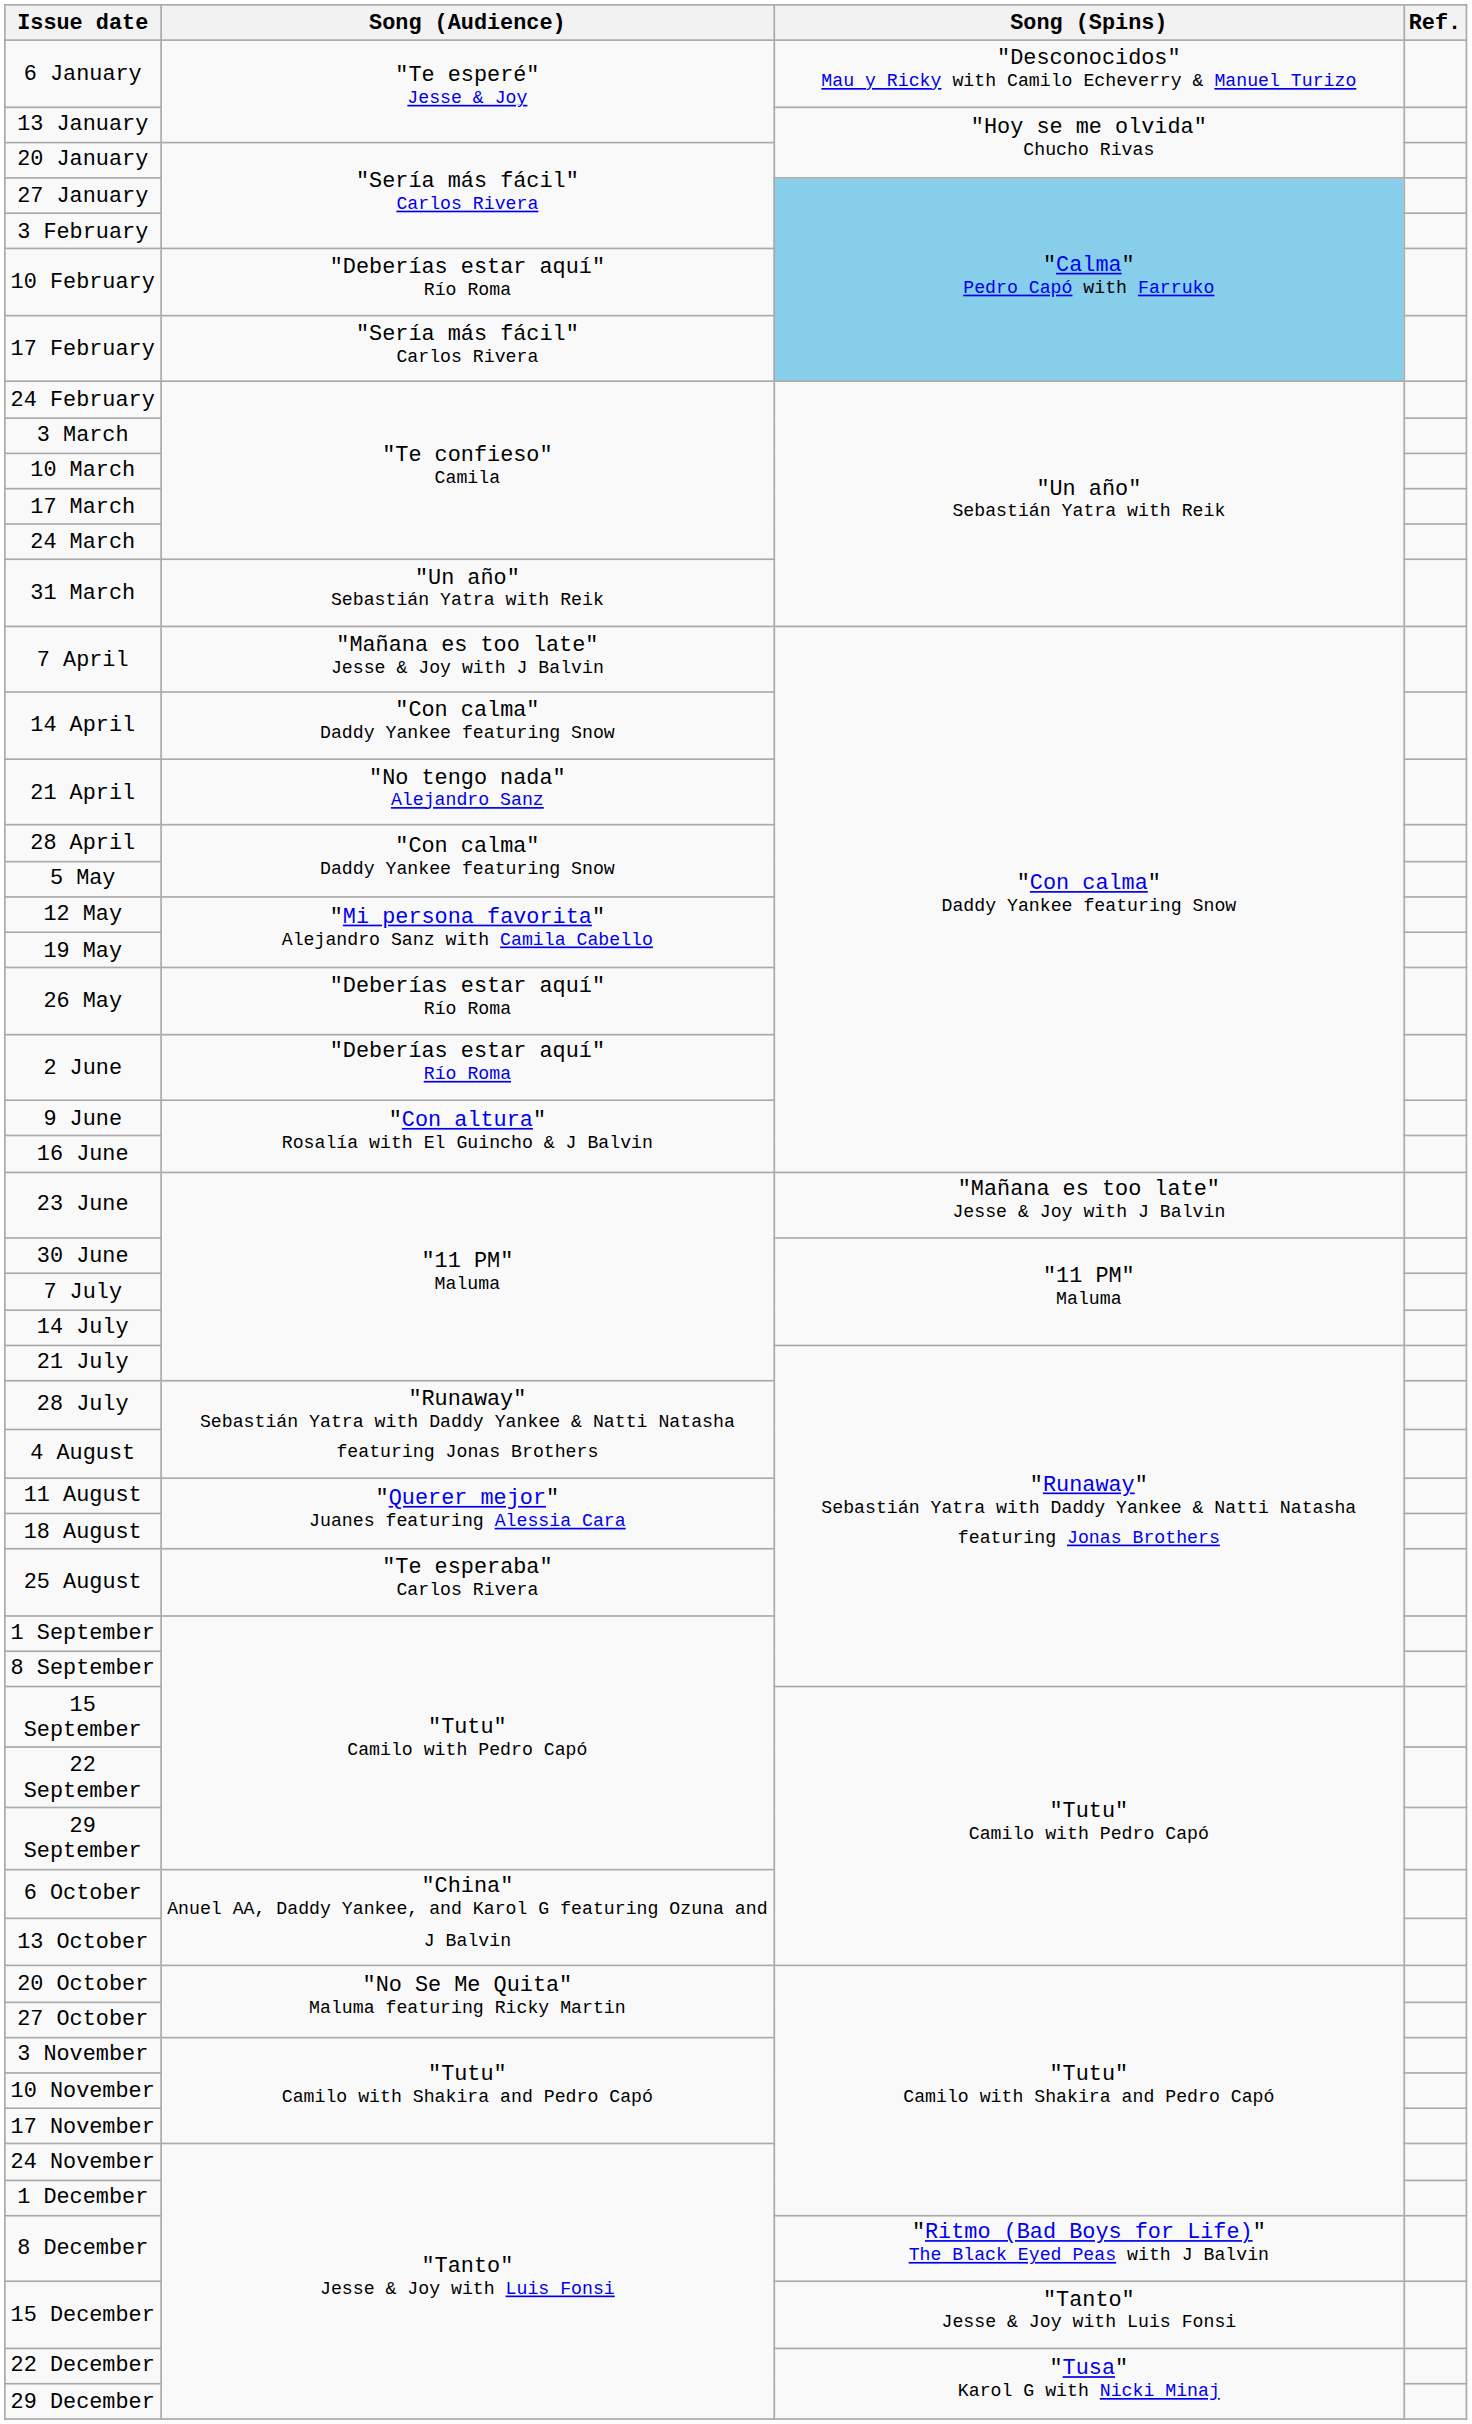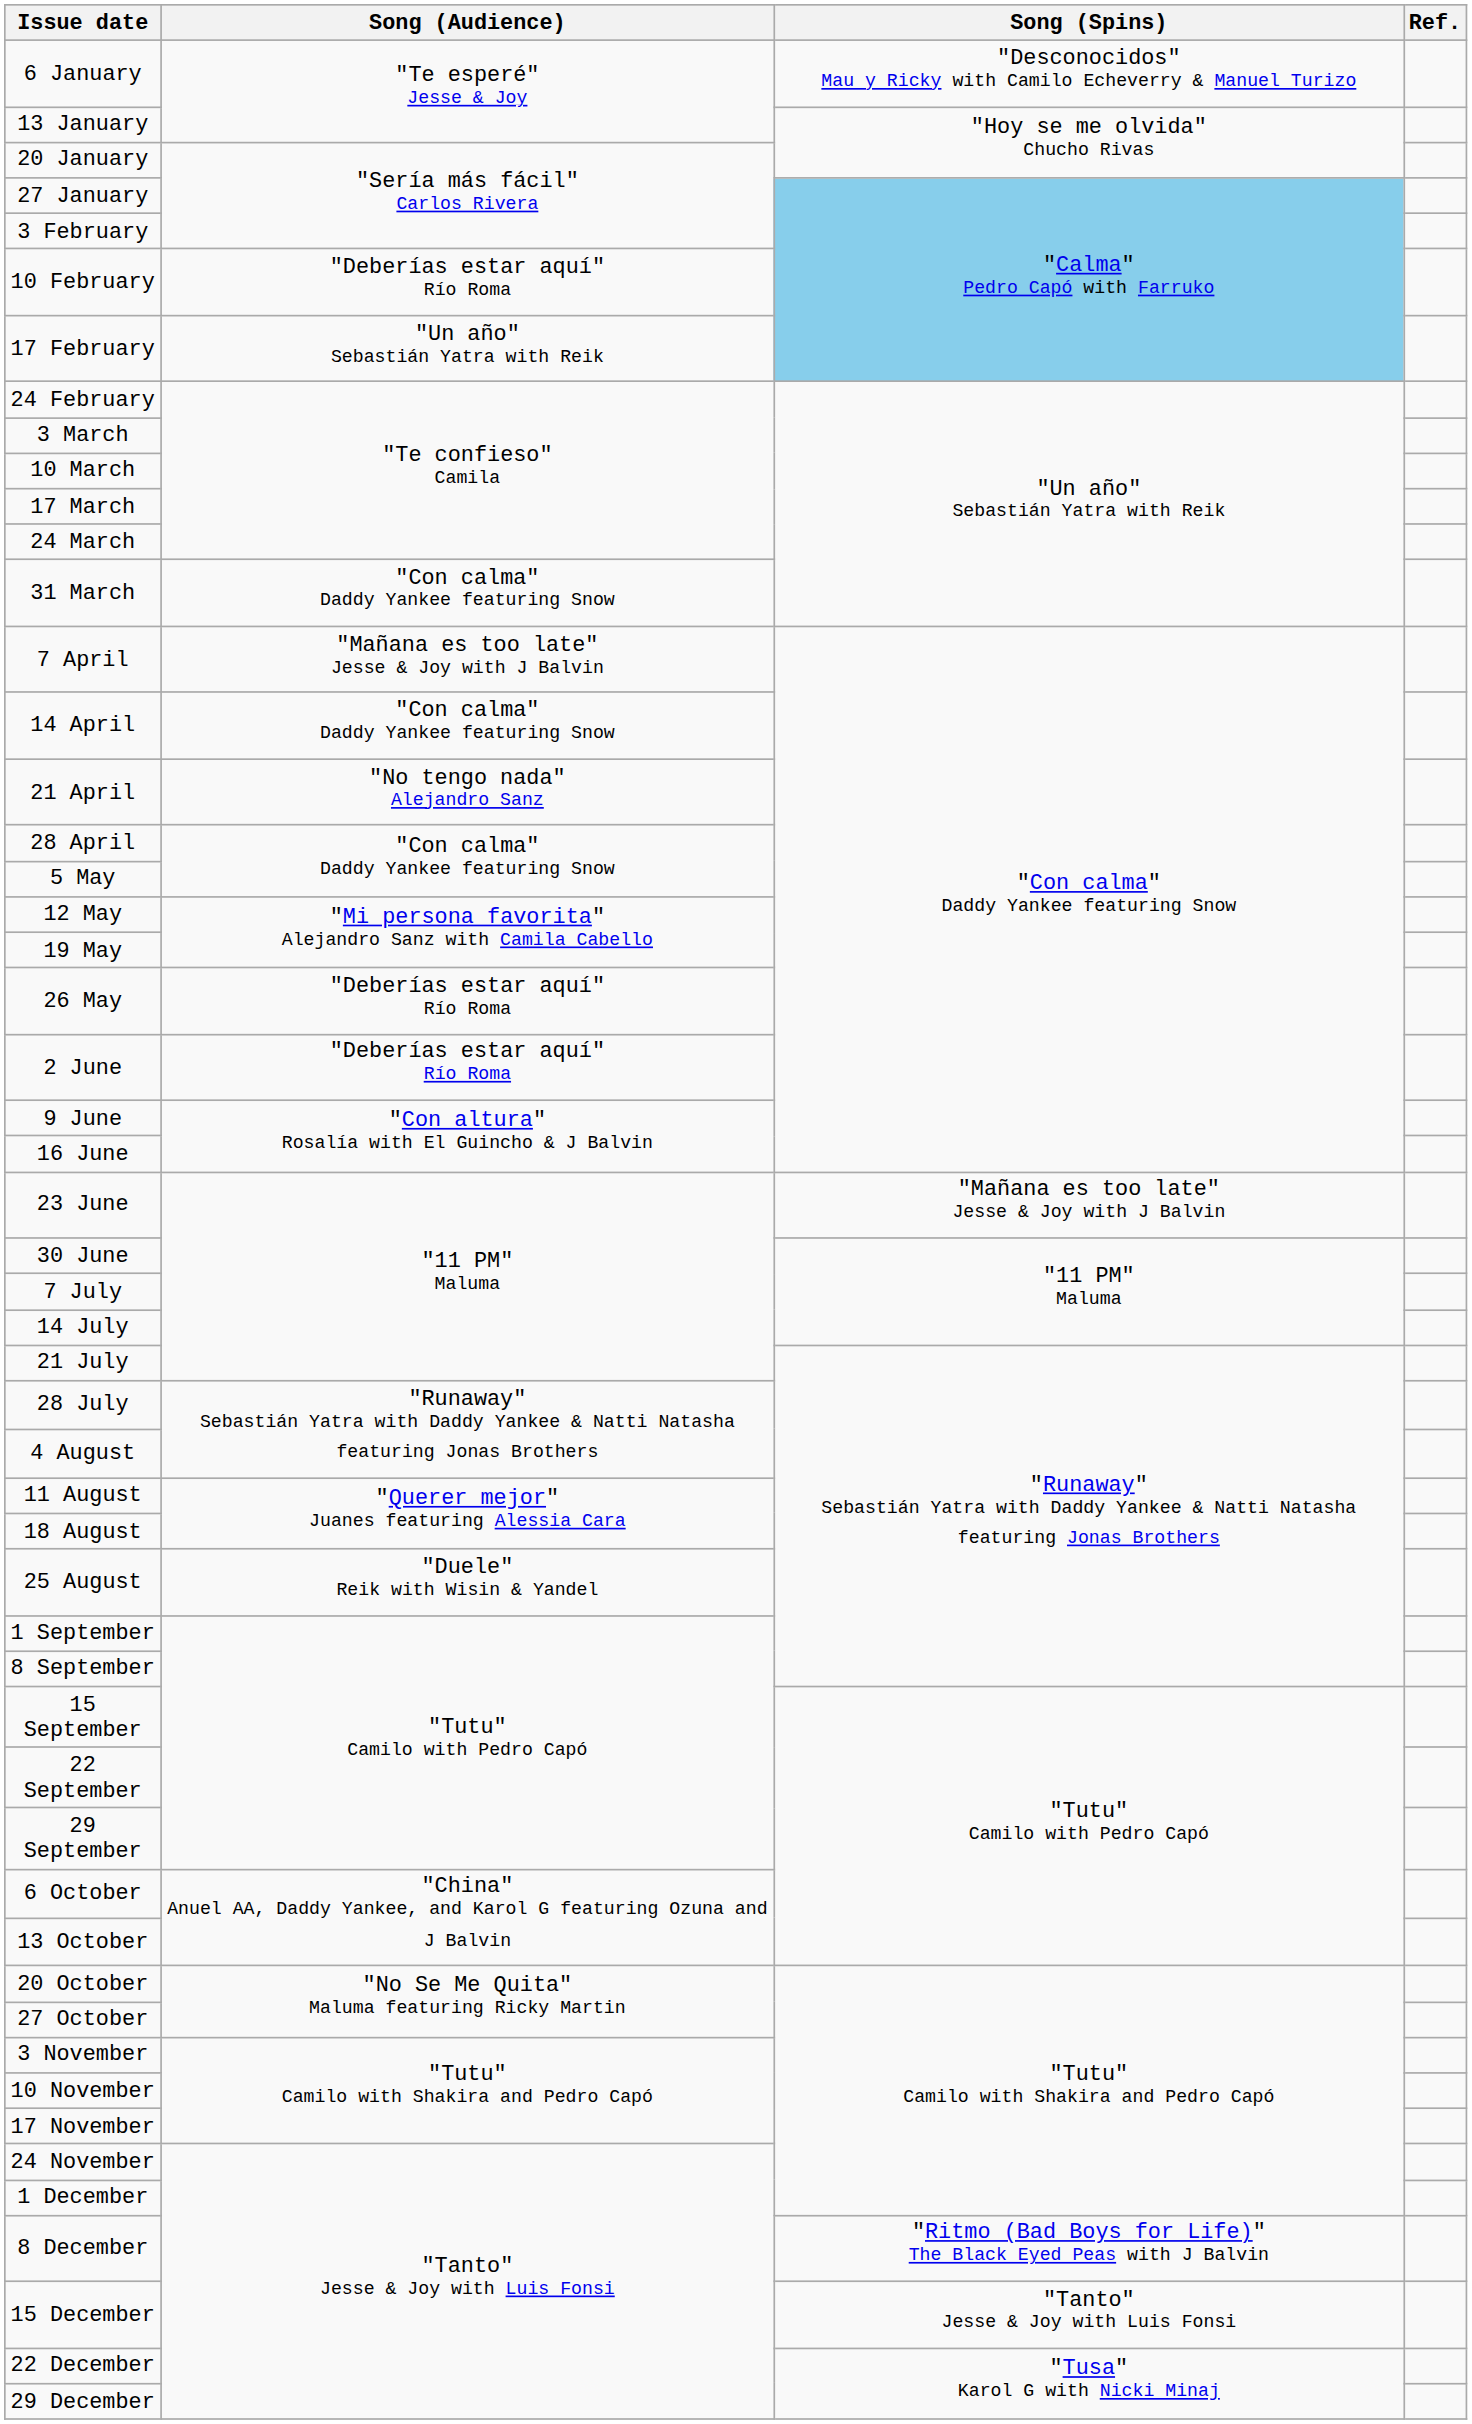(467, 343) "Sería más fácil" Carlos Rivera -> (467, 343) "Un año" Sebastián Yatra with Reik
(467, 588) "Un año" Sebastián Yatra with Reik -> (467, 588) "Con calma" Daddy Yankee featuring Snow
(467, 1577) "Te esperaba" Carlos Rivera -> (467, 1577) "Duele" Reik with Wisin & Yandel
